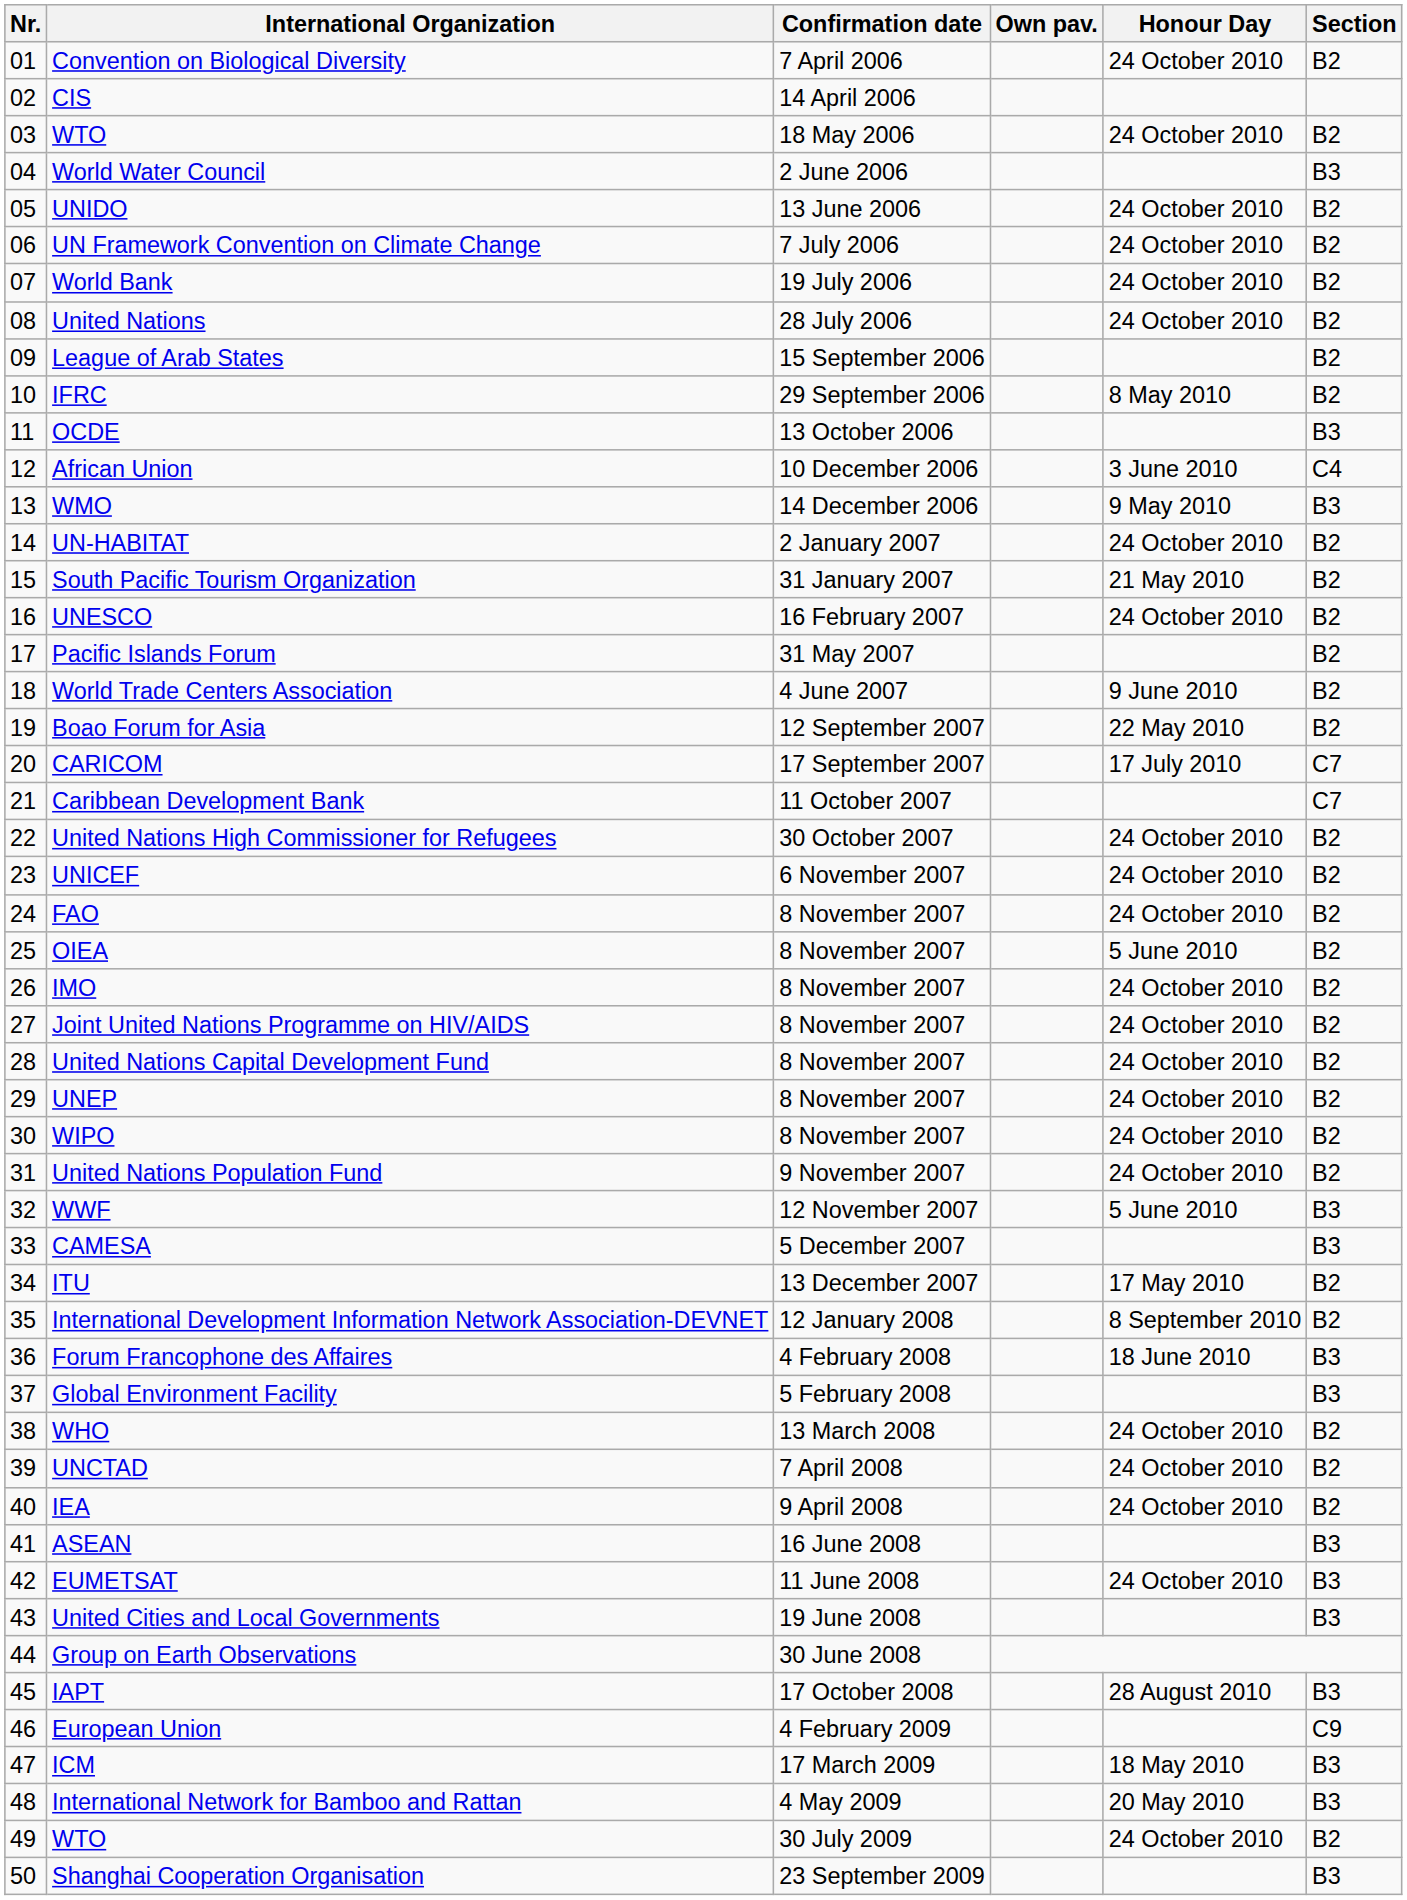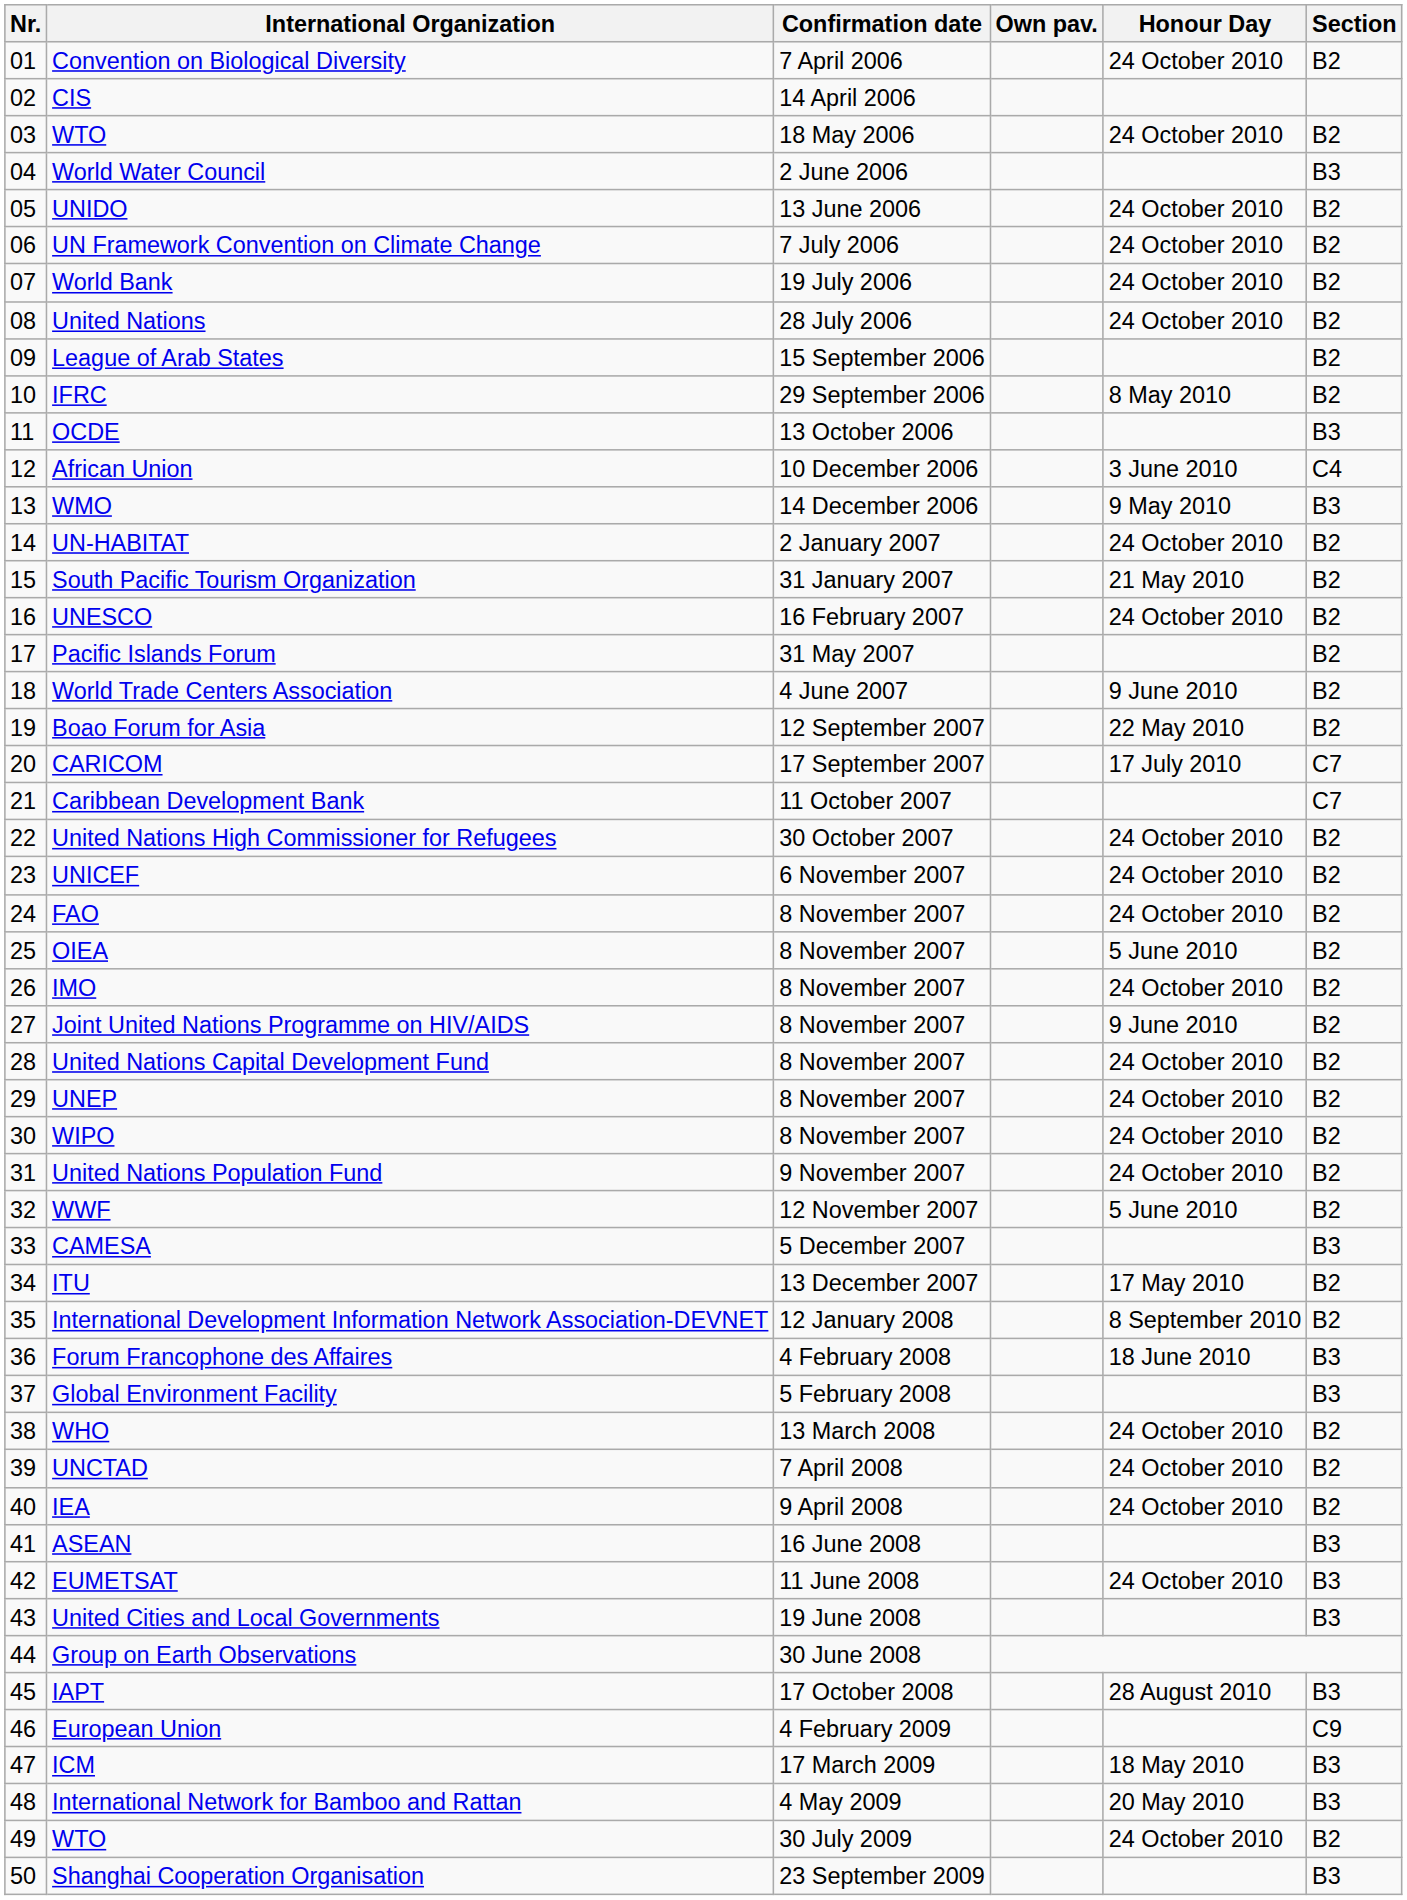(1196, 1024) 24 October 2010 -> (1173, 1024) 9 June 2010
(1326, 1209) B3 -> (1326, 1209) B2
